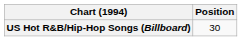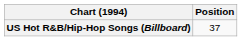(215, 28) 30 -> (215, 28) 37
